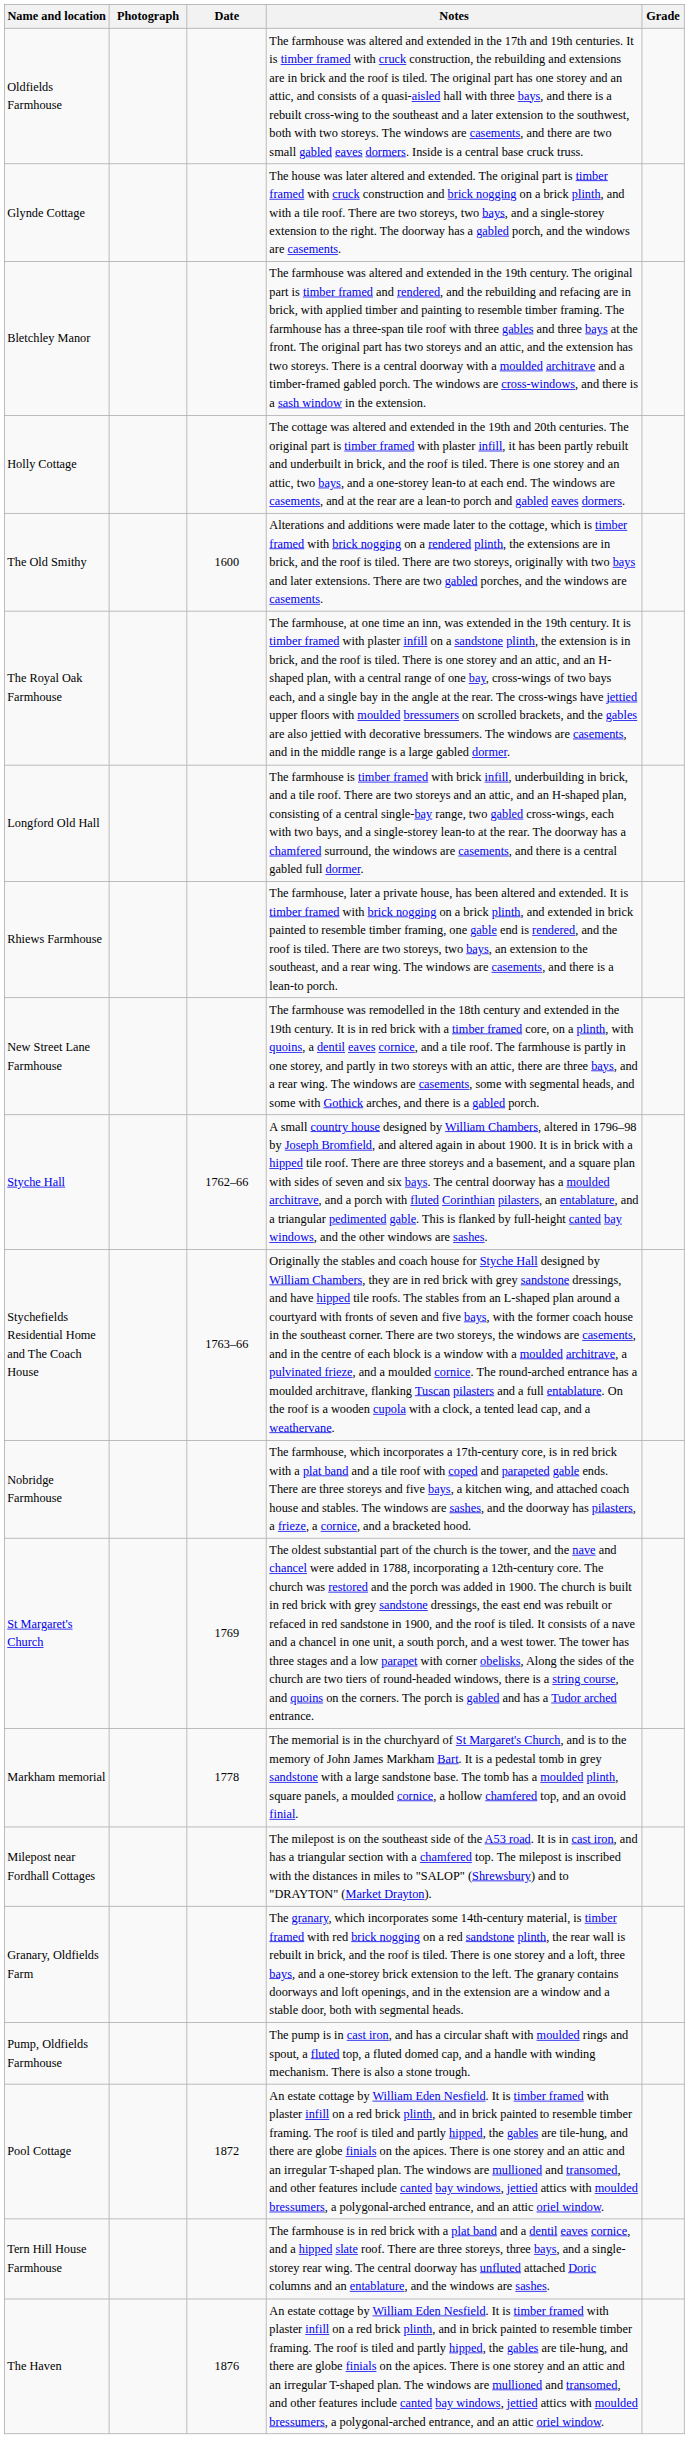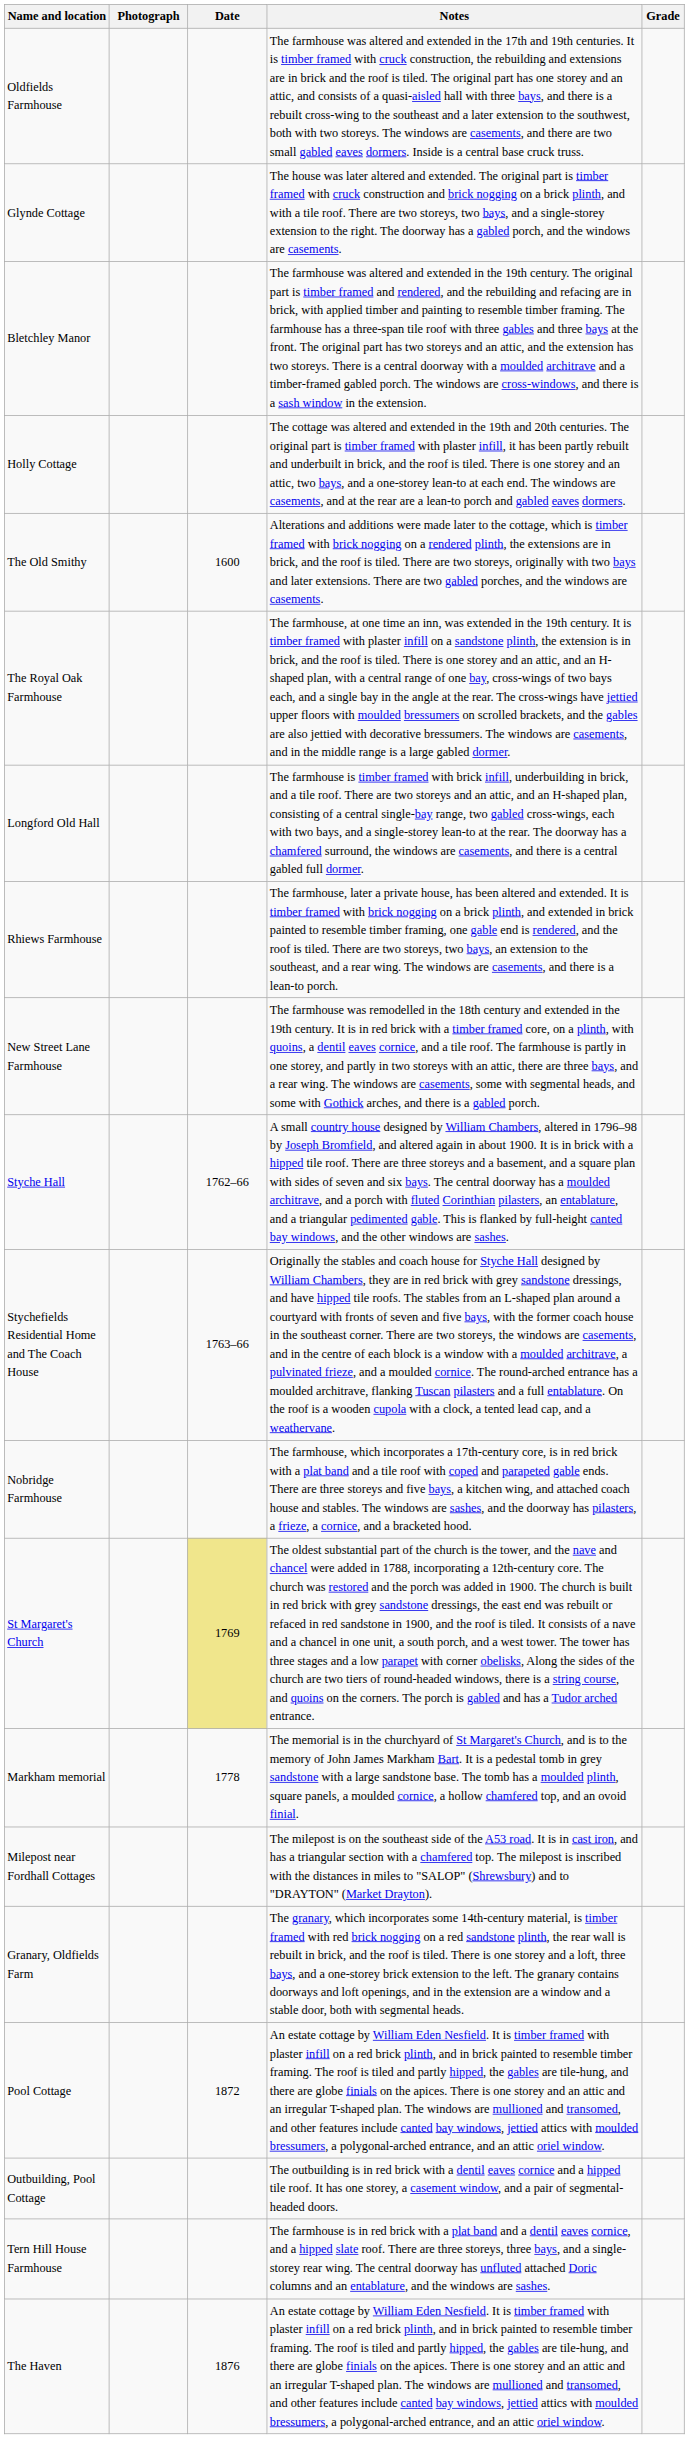(227, 1633) no background -> (227, 1633) khaki background
- row: (48, 2053)
+ row: (51, 2188)
